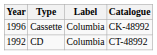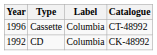(129, 27) CK-48992 -> (128, 27) CT-48992
(128, 42) CT-48992 -> (129, 42) CK-48992
